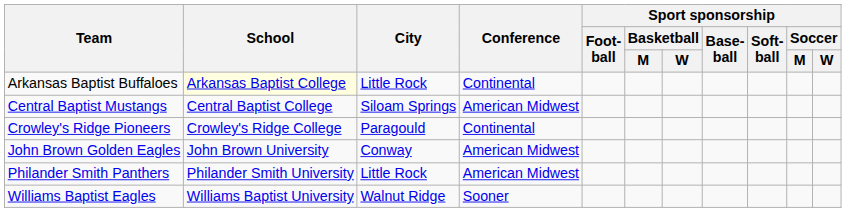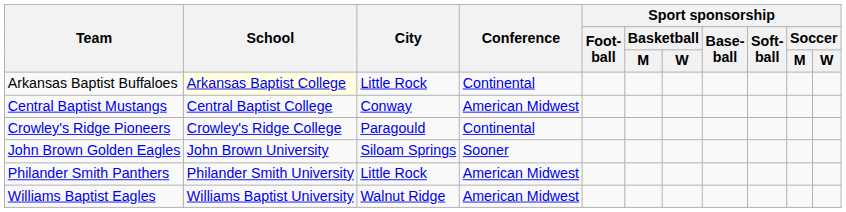(408, 106) Siloam Springs -> (386, 106) Conway
(386, 151) Conway -> (408, 151) Siloam Springs
(521, 151) American Midwest -> (486, 151) Sooner
(486, 196) Sooner -> (521, 196) American Midwest
